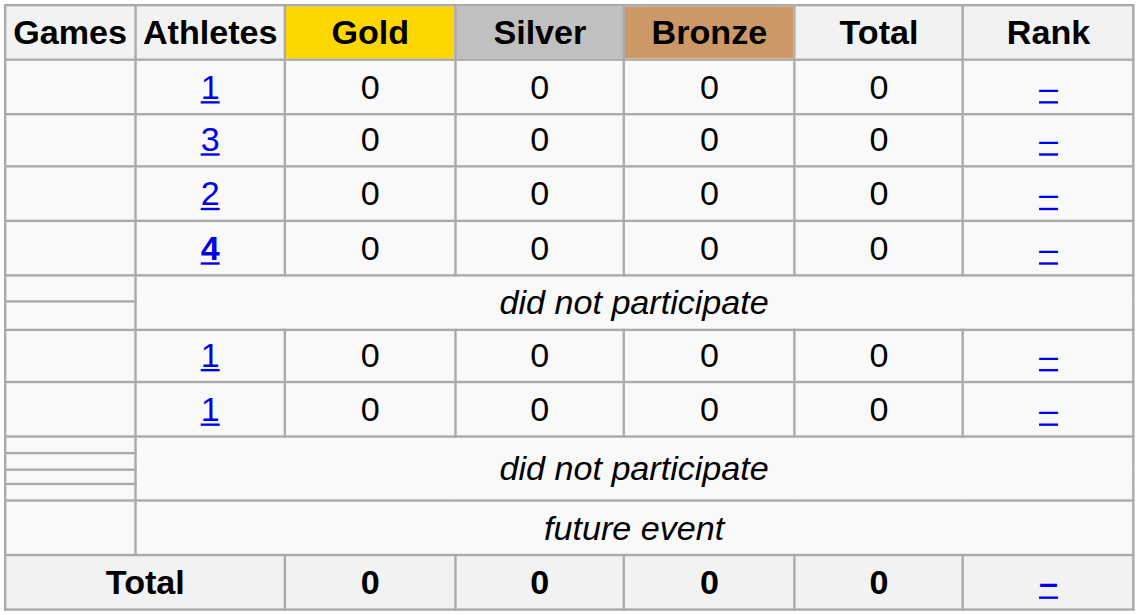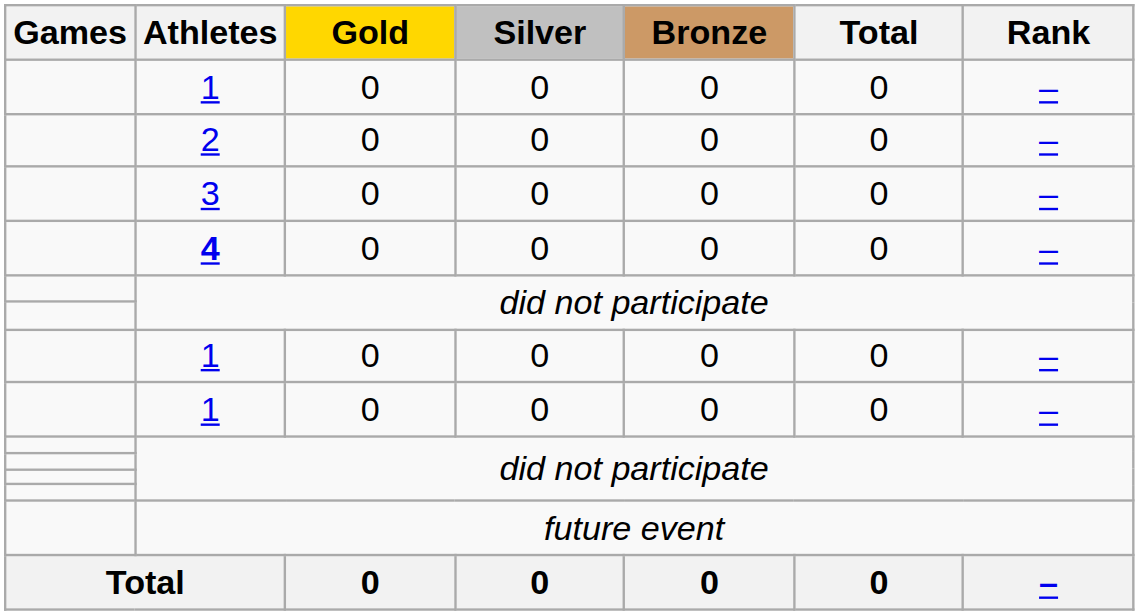rows swapped: (210, 140) <-> (210, 194)
